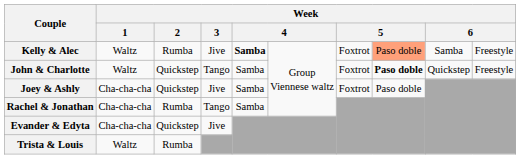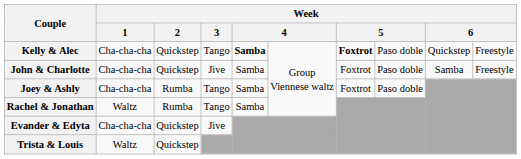(125, 51) Waltz -> (125, 51) Cha-cha-cha
(177, 51) Rumba -> (177, 51) Quickstep
(217, 51) Jive -> (217, 51) Tango
(354, 51) normal -> (356, 51) bold
(399, 51) lightsalmon background -> (400, 51) no background
(449, 51) Samba -> (449, 51) Quickstep
(125, 70) Waltz -> (125, 70) Cha-cha-cha
(217, 70) Tango -> (217, 70) Jive
(399, 70) bold -> (400, 70) normal
(449, 70) Quickstep -> (449, 70) Samba
(177, 88) Quickstep -> (177, 88) Rumba
(217, 88) Jive -> (217, 88) Tango
(125, 107) Cha-cha-cha -> (125, 107) Waltz
(177, 144) Rumba -> (177, 144) Quickstep
